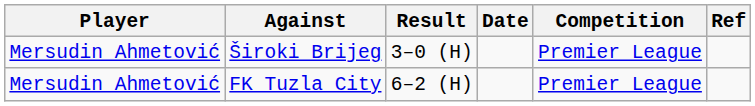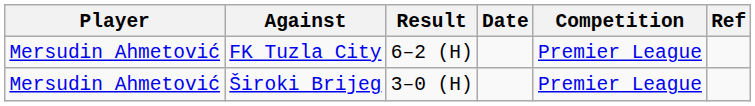rows swapped: (305, 52) <-> (305, 84)
